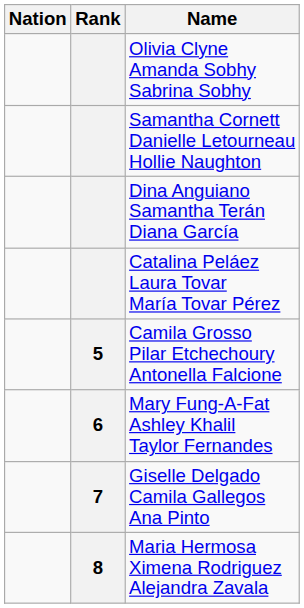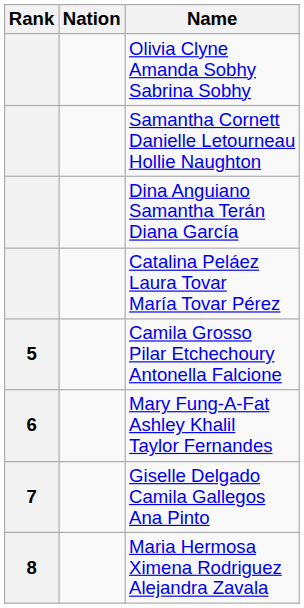columns swapped: (98, 19) <-> (38, 19)
